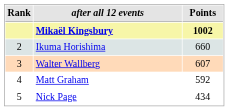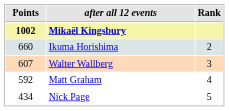columns swapped: (19, 13) <-> (203, 13)
